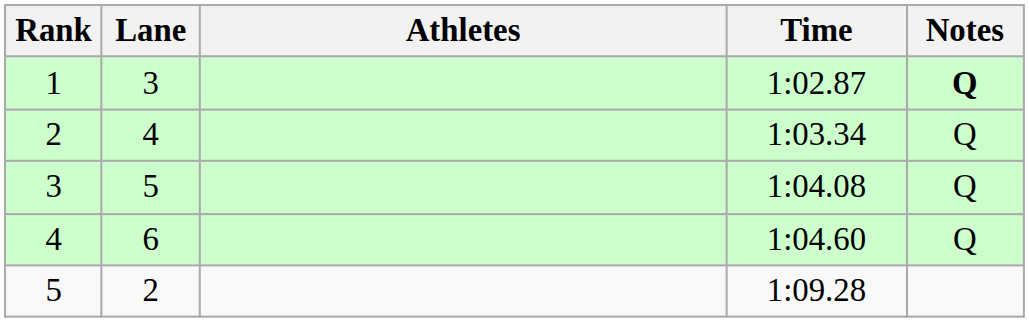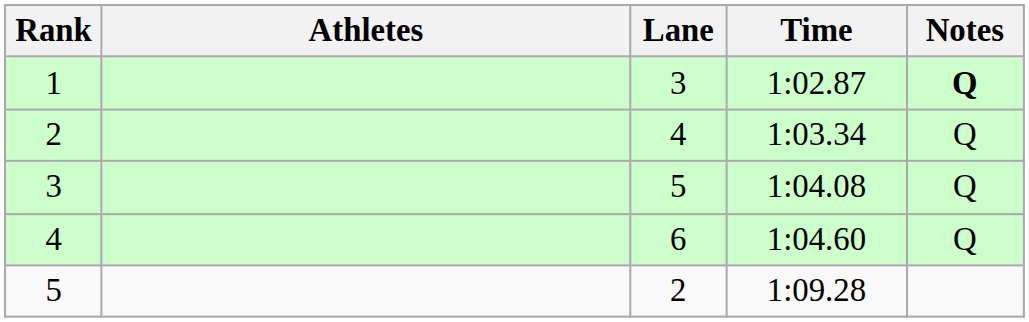columns swapped: (151, 30) <-> (463, 30)
